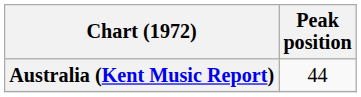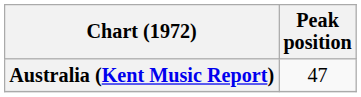(318, 75) 44 -> (318, 75) 47
